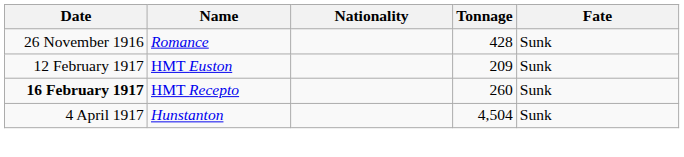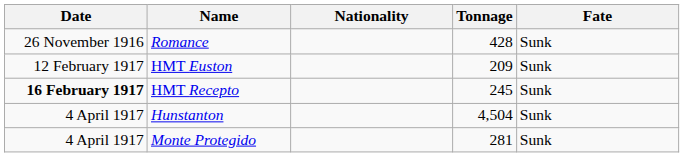(501, 90) 260 -> (501, 90) 245
+ row: (204, 139)
